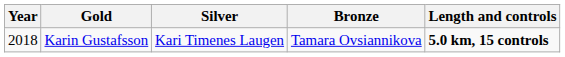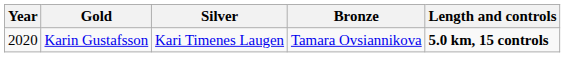(23, 39) 2018 -> (23, 39) 2020
